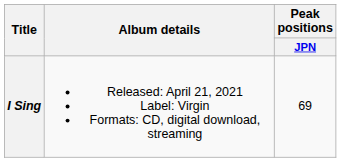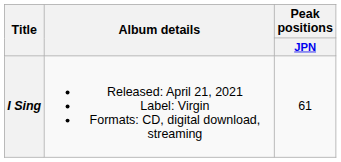(305, 106) 69 -> (305, 106) 61
